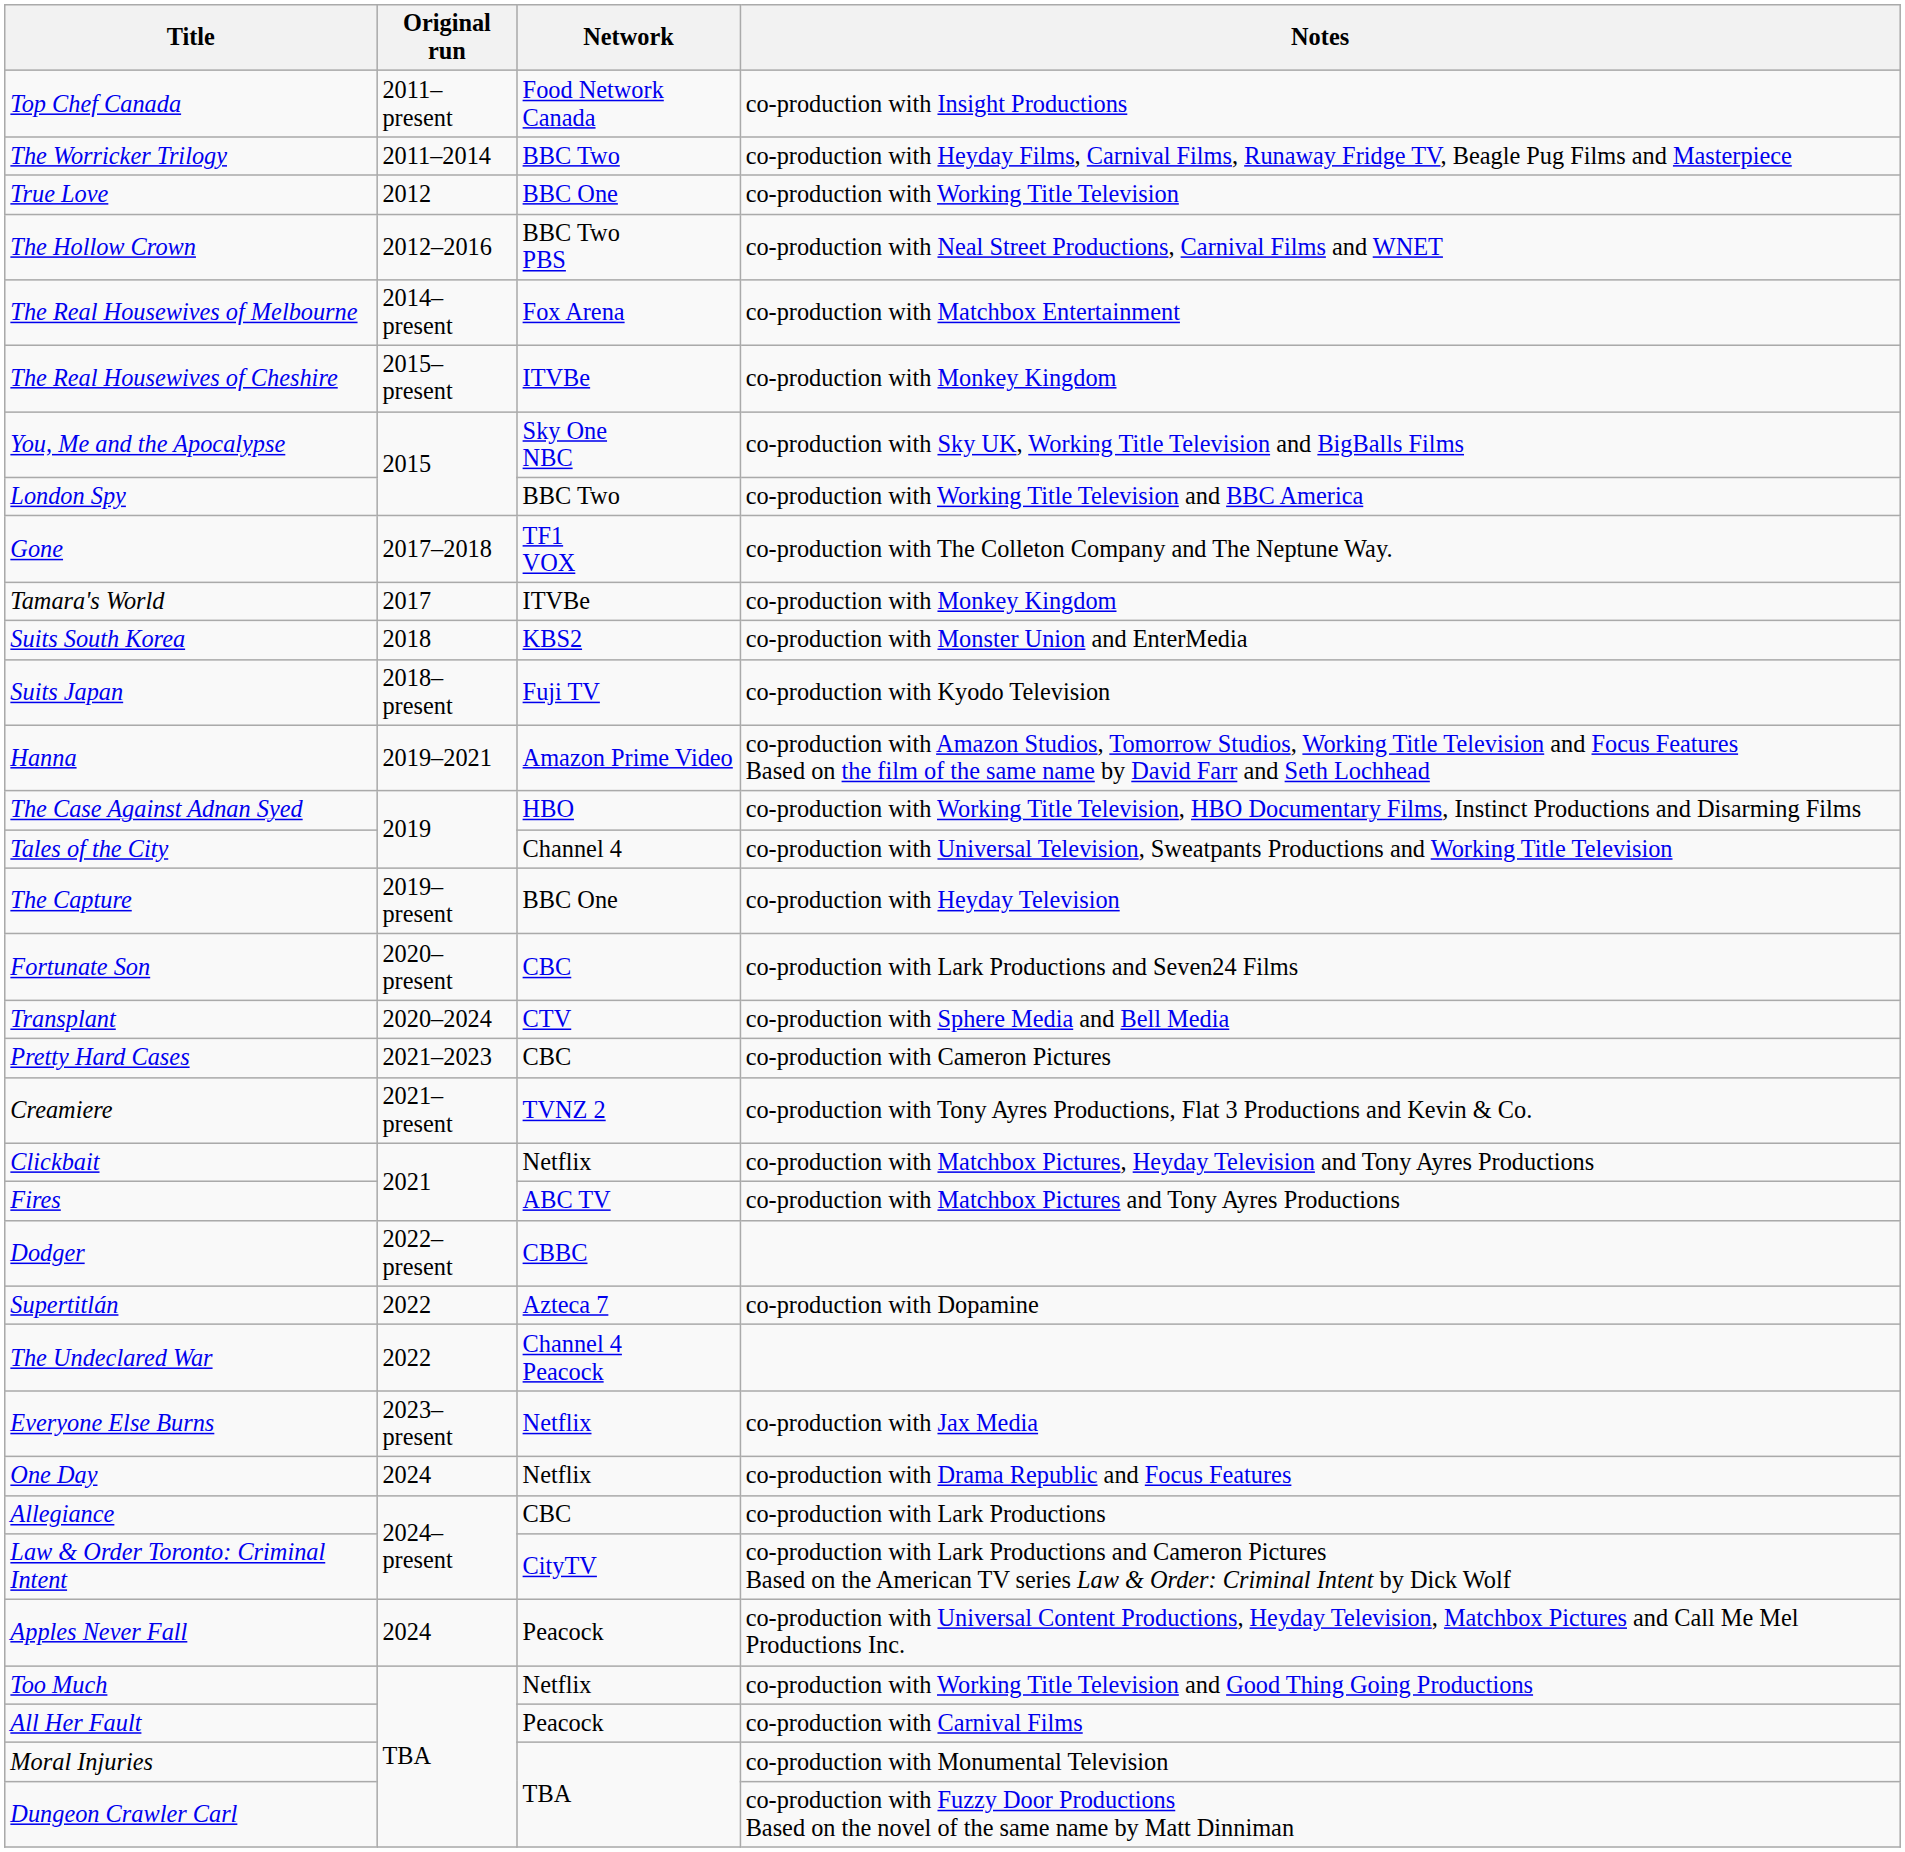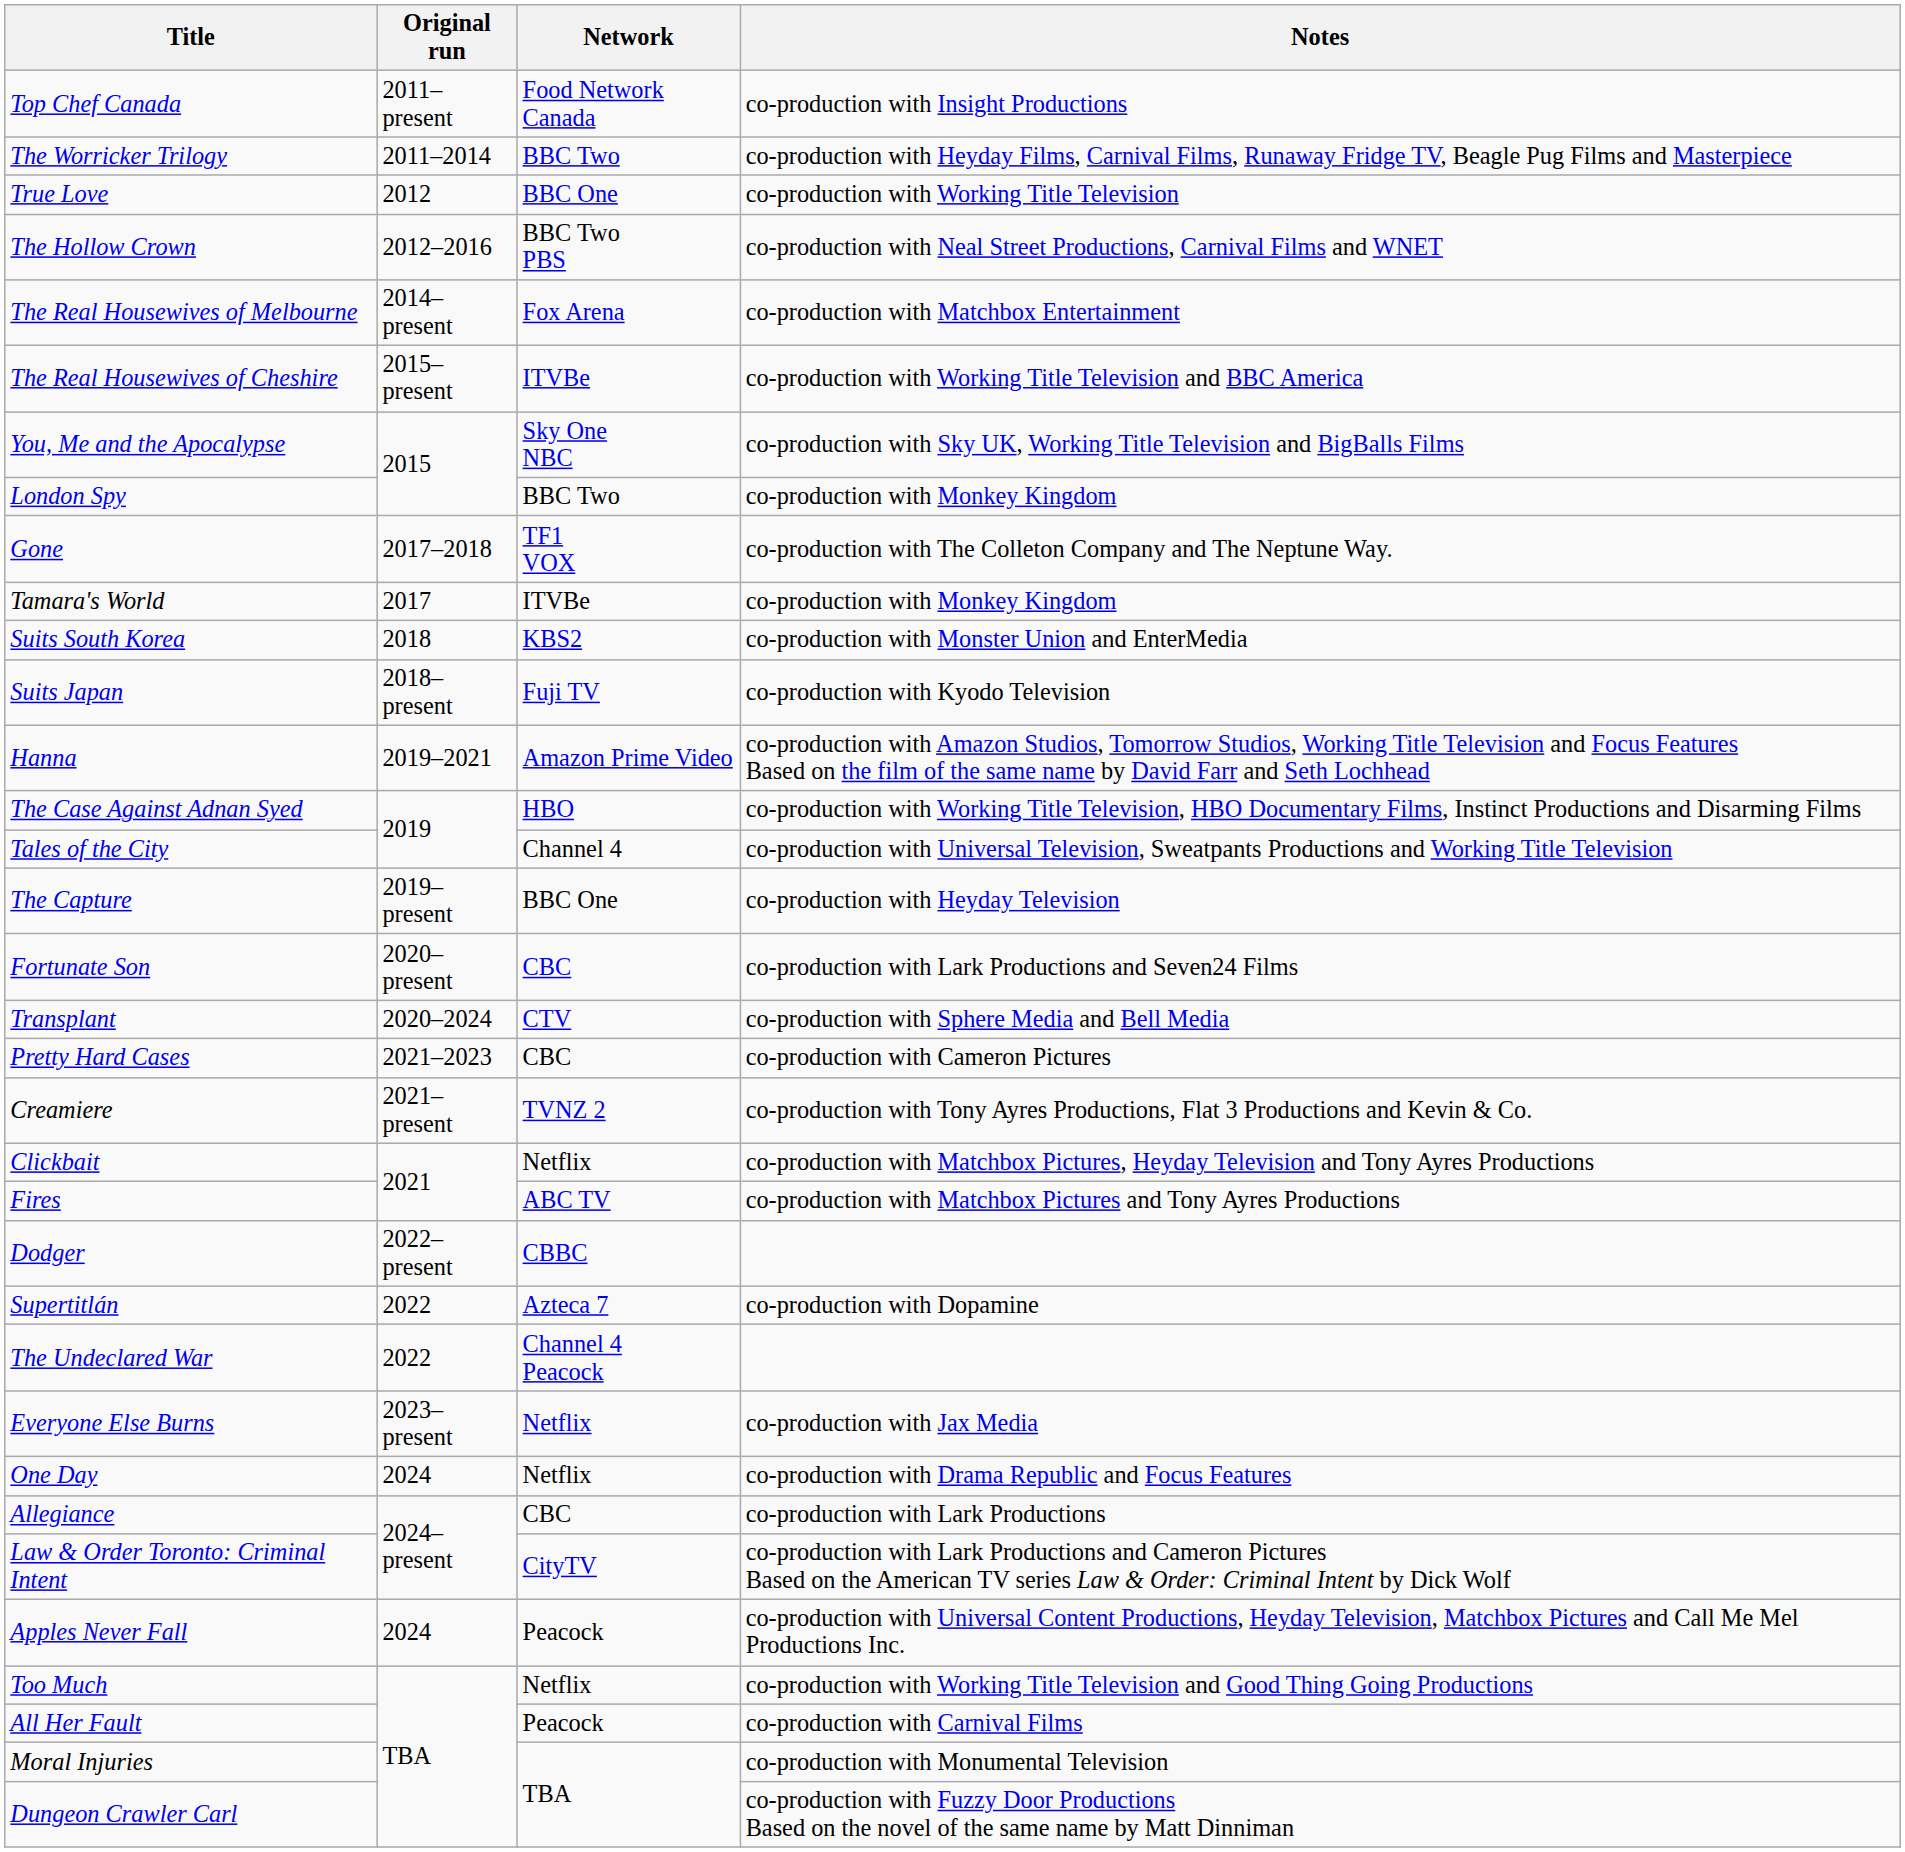(931, 378) co-production with Monkey Kingdom -> (1054, 378) co-production with Working Title Television and BBC America
(1054, 496) co-production with Working Title Television and BBC America -> (931, 496) co-production with Monkey Kingdom
